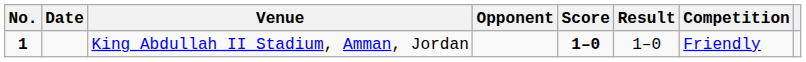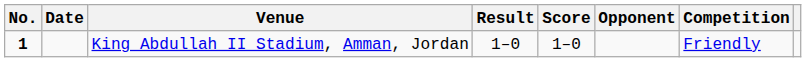columns swapped: (515, 18) <-> (647, 18)
(586, 44) bold -> (566, 44) normal
